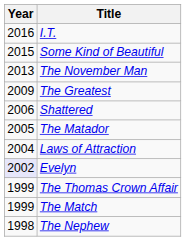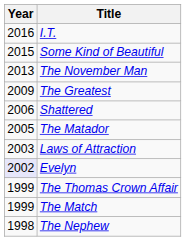(21, 149) 2004 -> (21, 149) 2003
